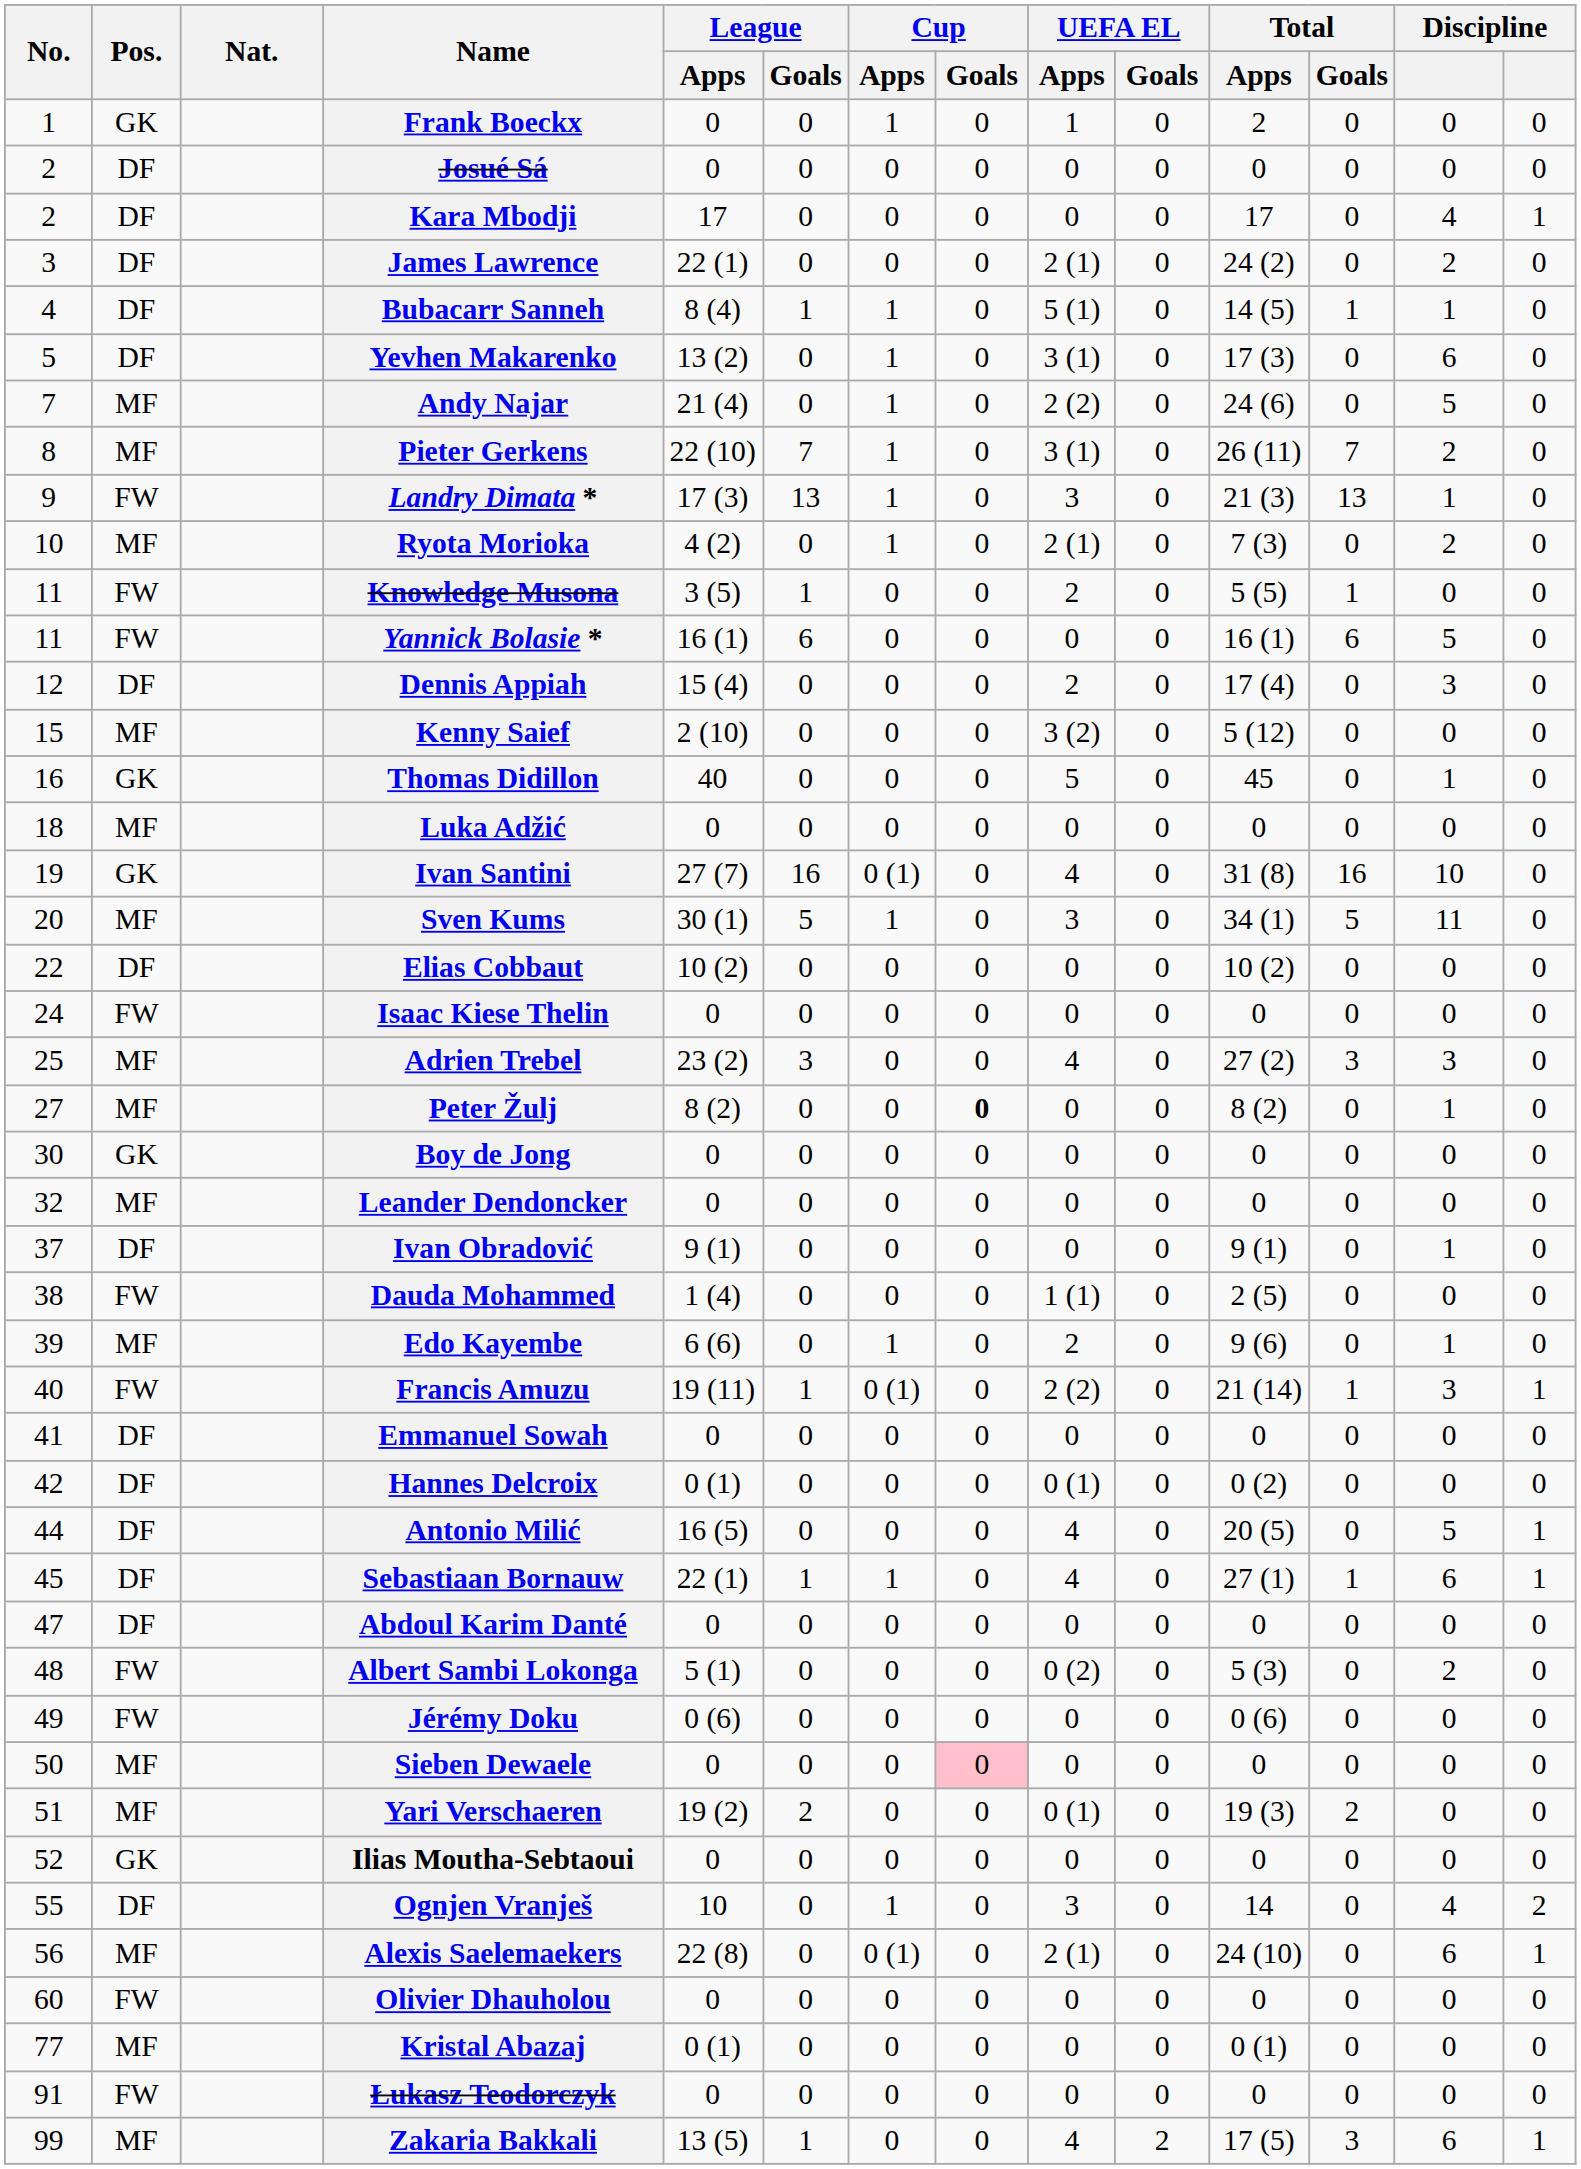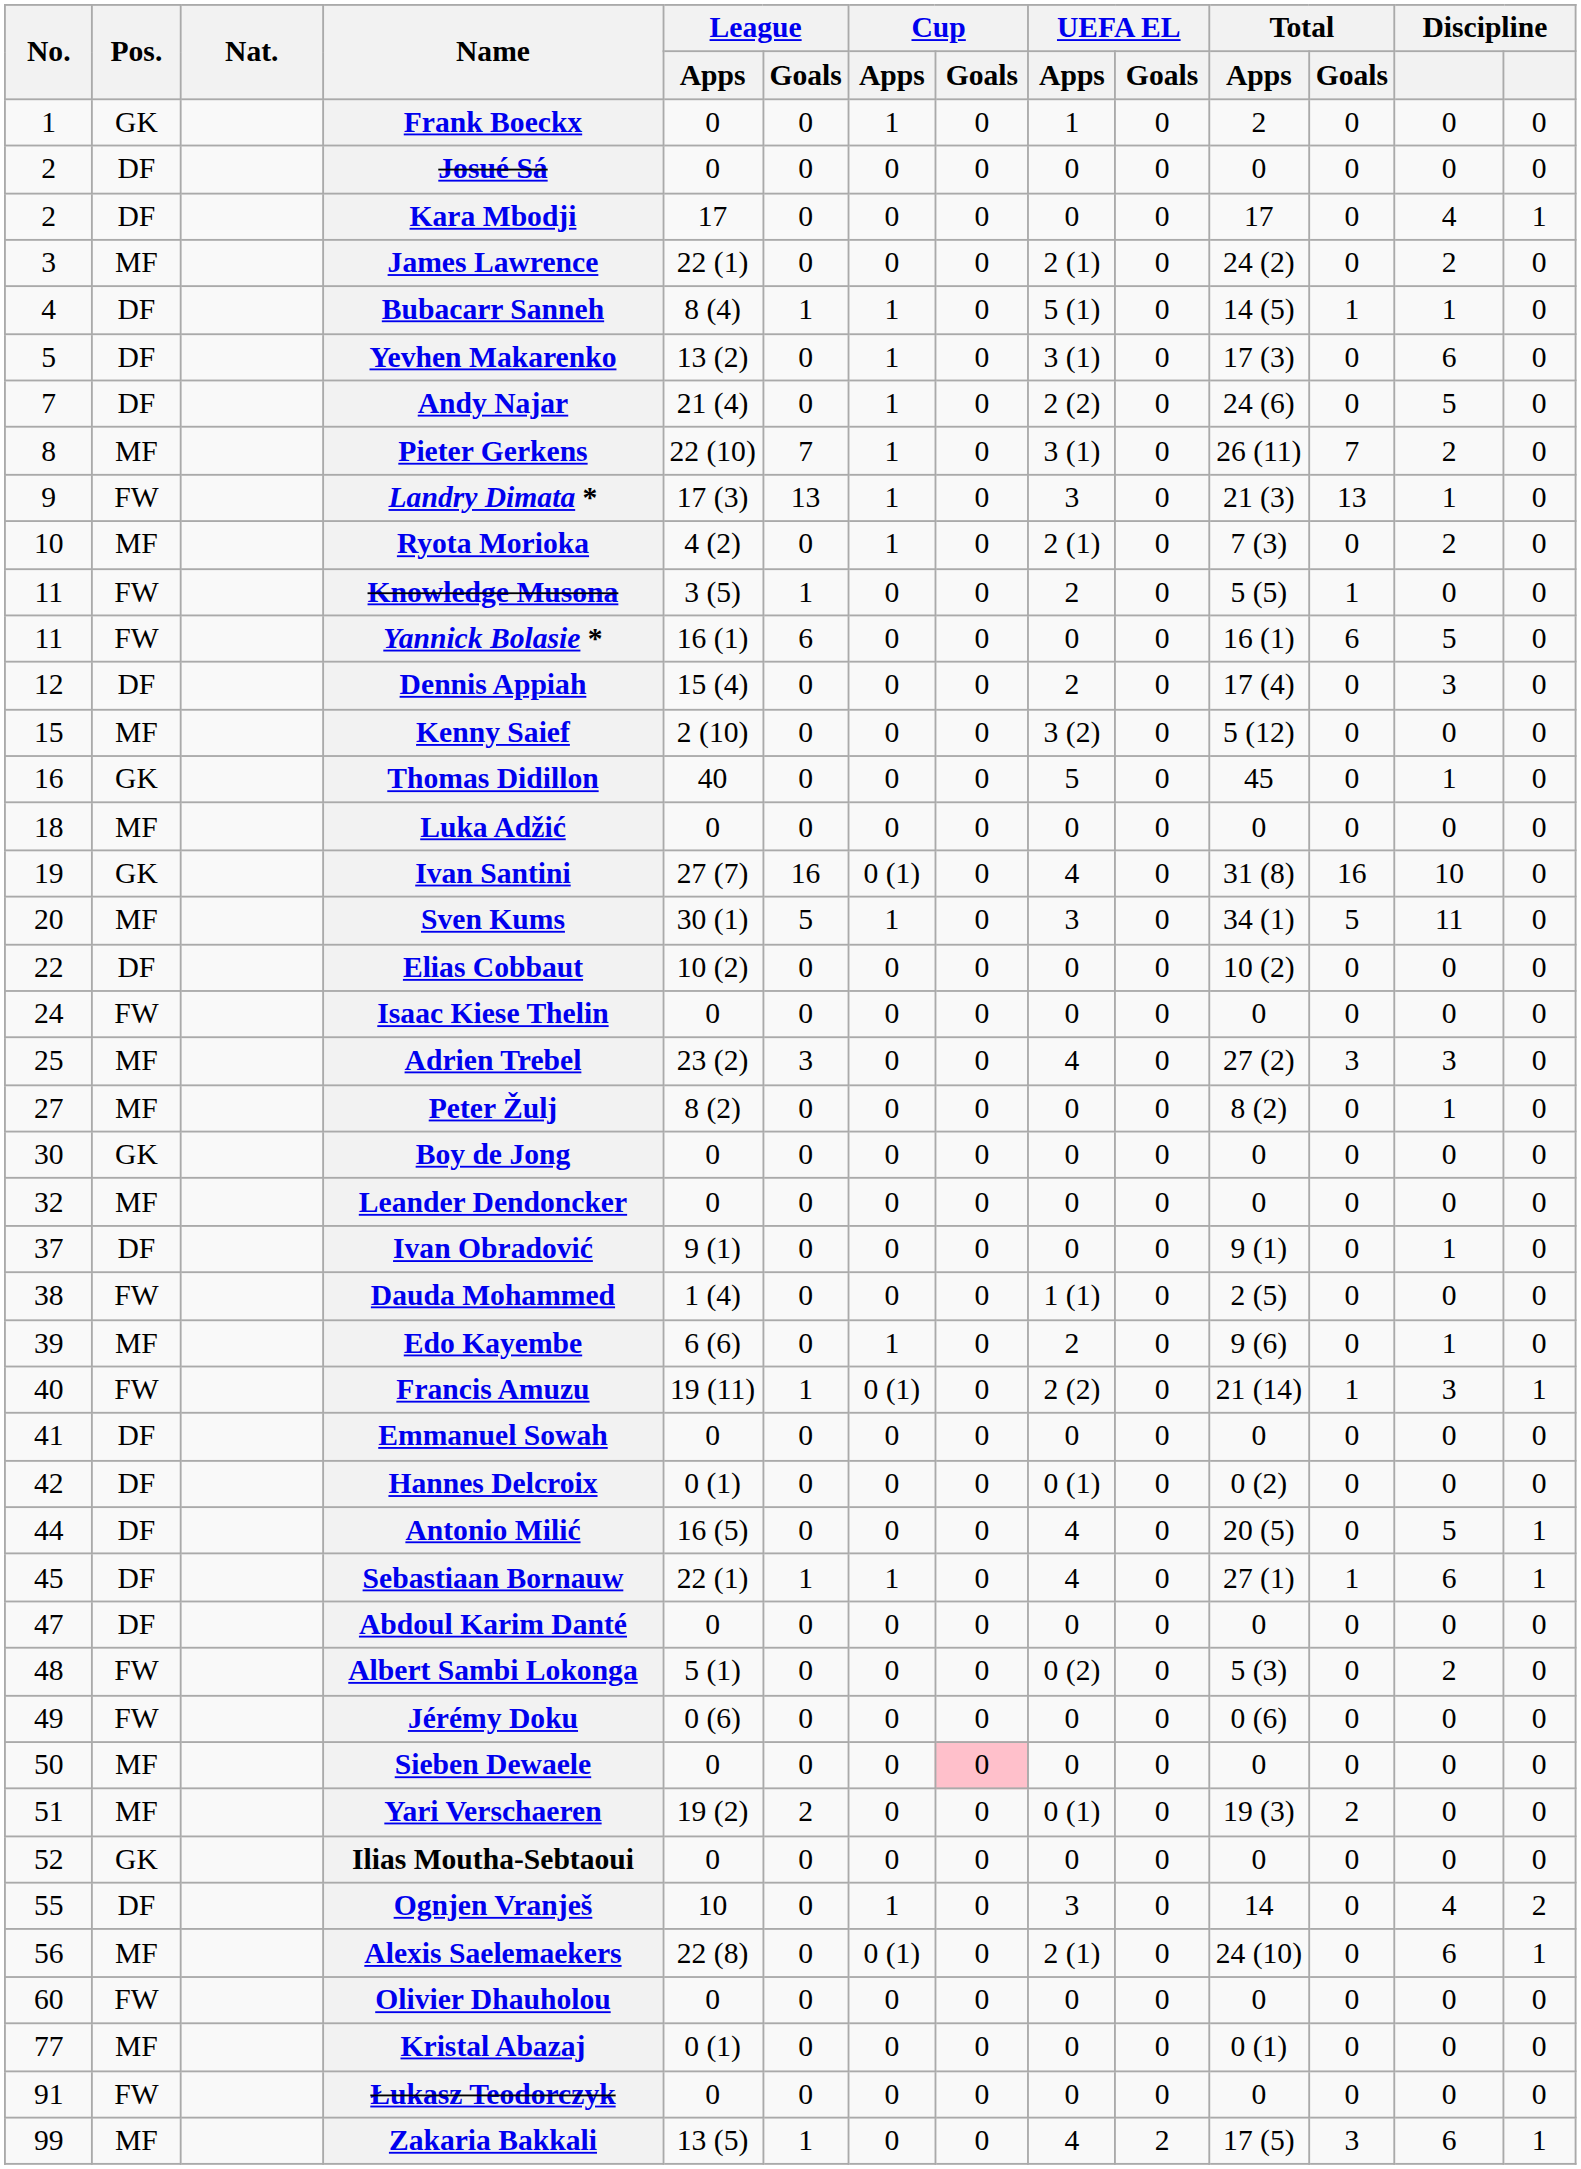(136, 262) DF -> (136, 262) MF
(136, 403) MF -> (136, 403) DF
(982, 1107) bold -> (982, 1107) normal
